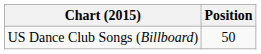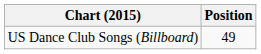(229, 37) 50 -> (229, 37) 49
